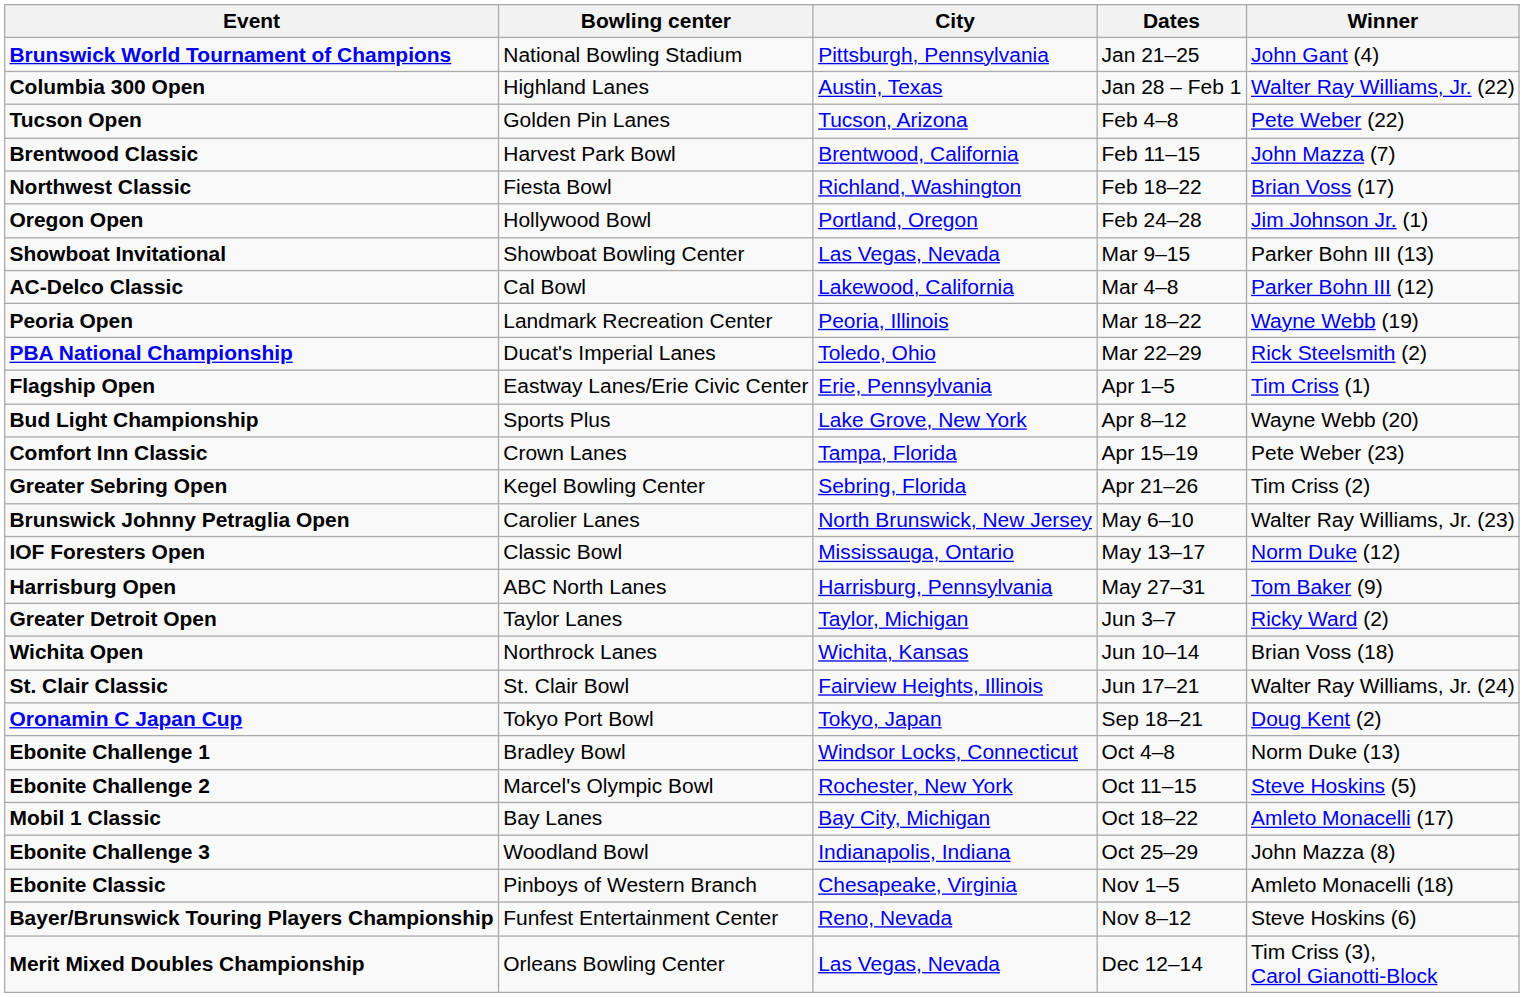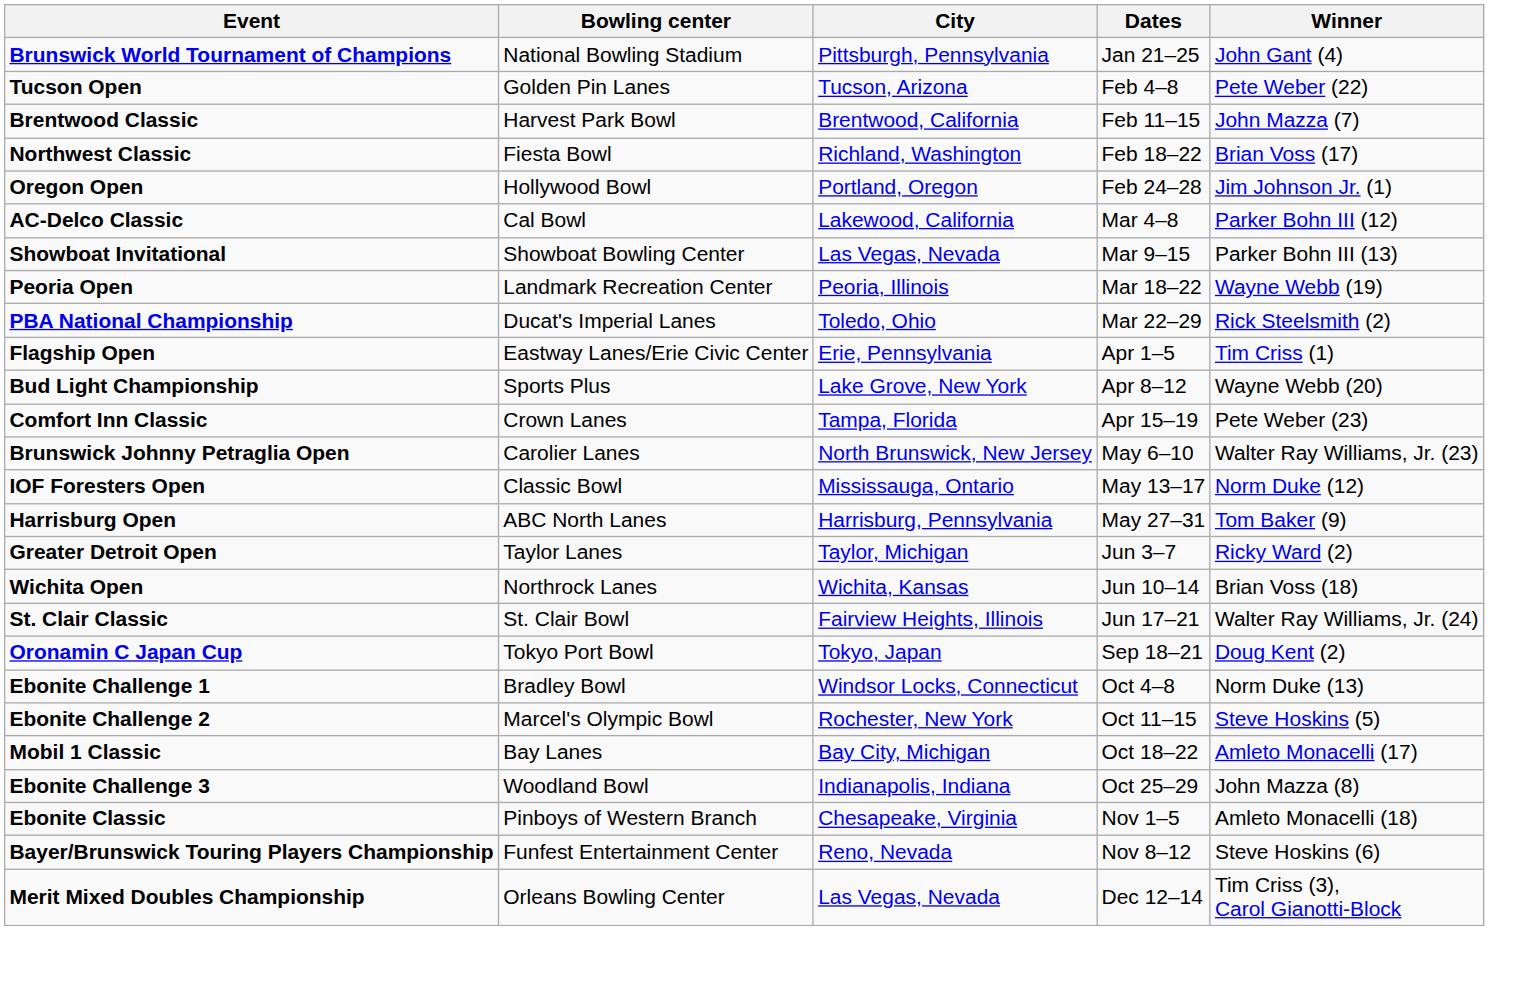- row: (107, 87)
rows swapped: (96, 287) <-> (118, 253)
- row: (118, 486)
